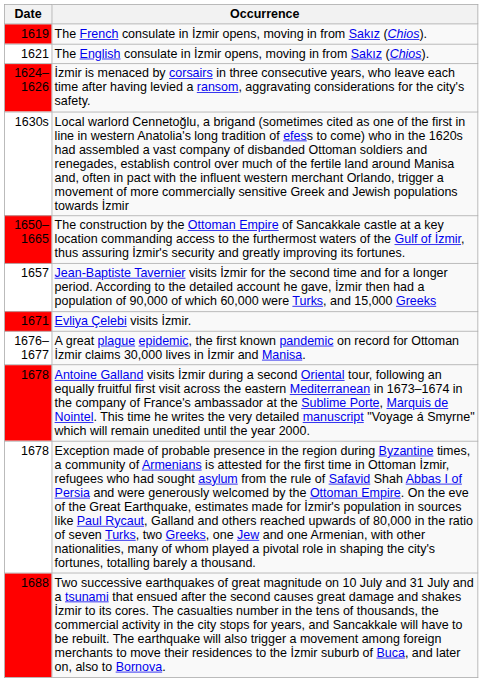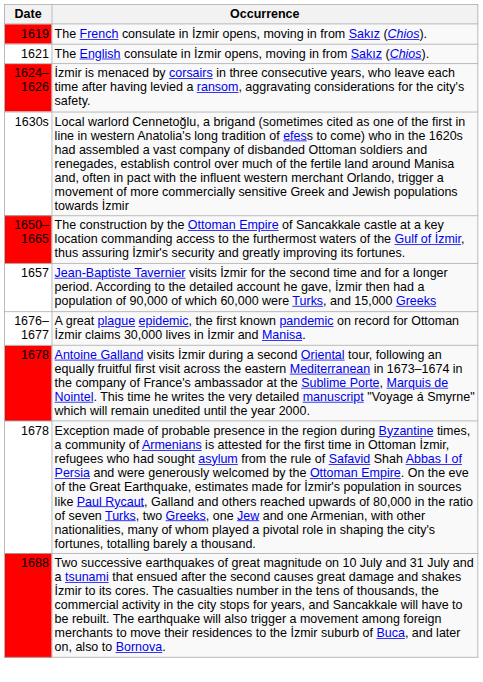- row: (123, 321)
